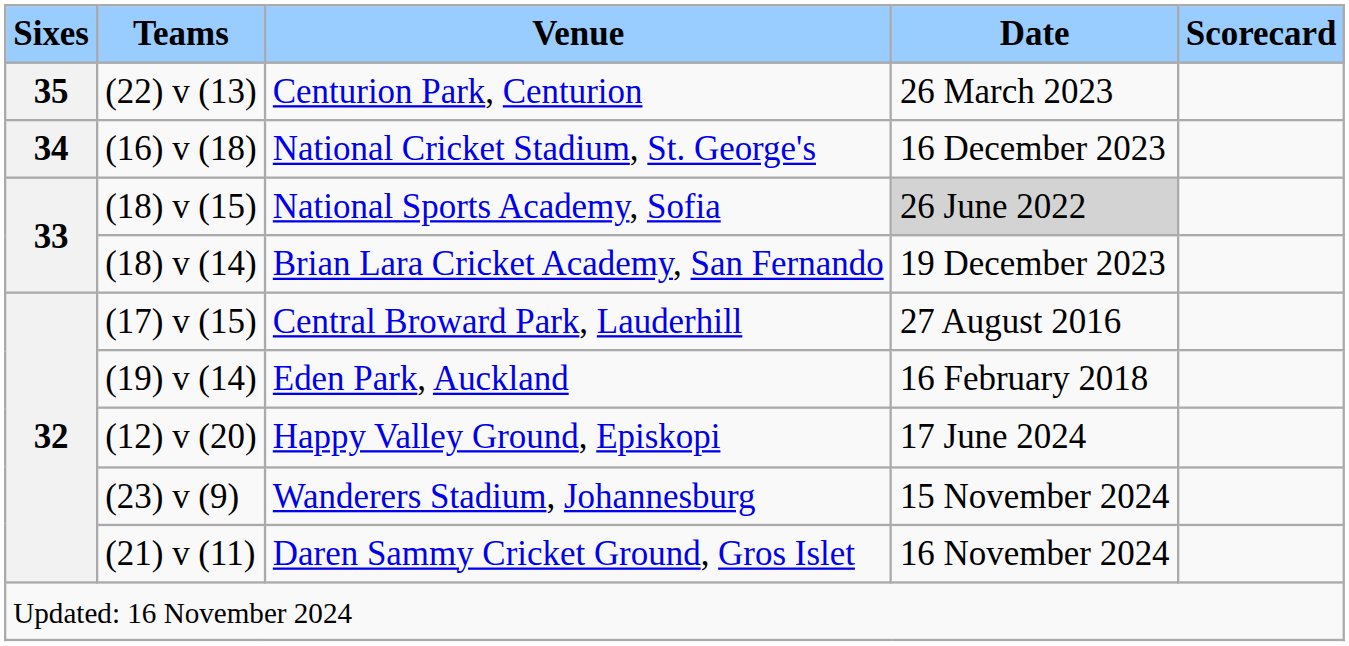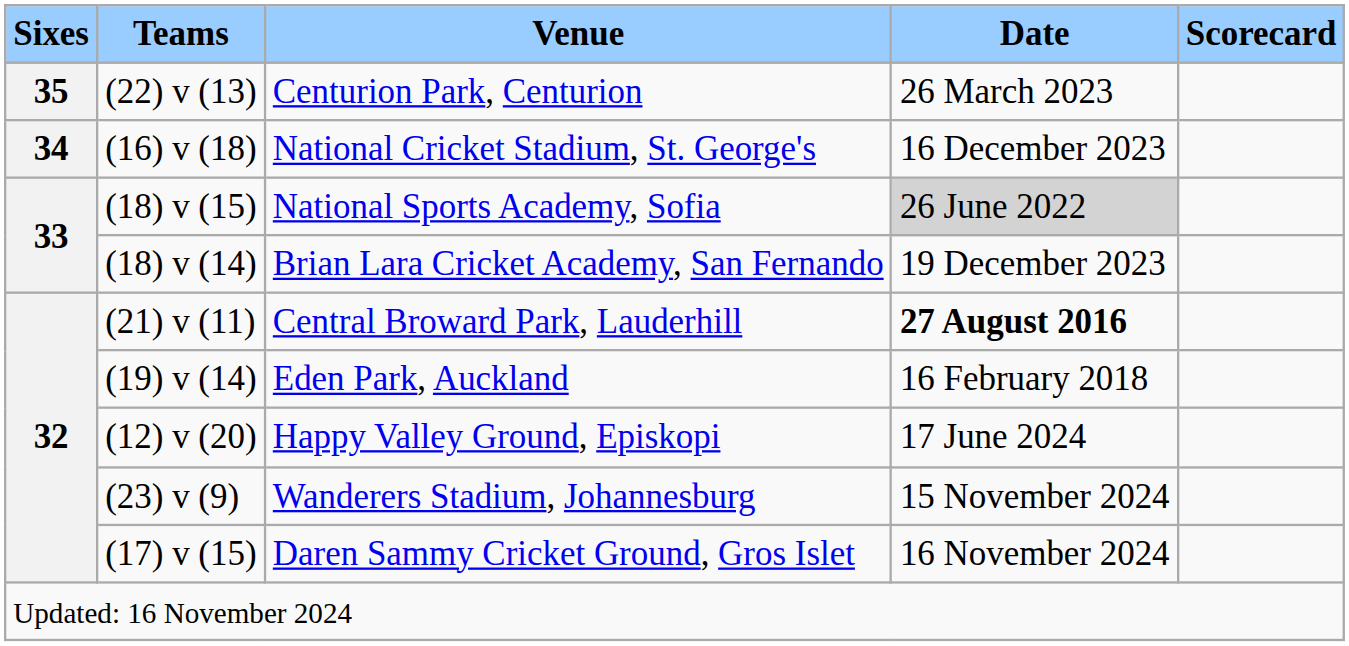(181, 321) (17) v (15) -> (180, 321) (21) v (11)
(1011, 321) normal -> (1013, 321) bold
(180, 552) (21) v (11) -> (181, 552) (17) v (15)
